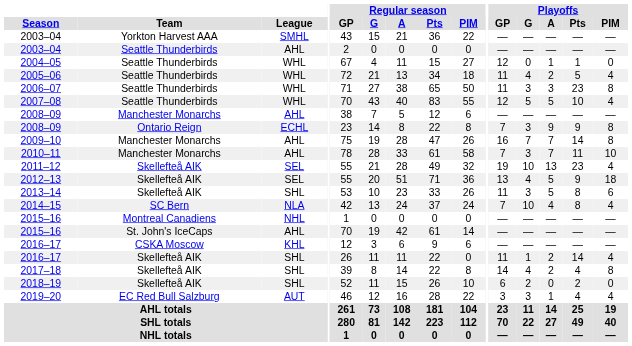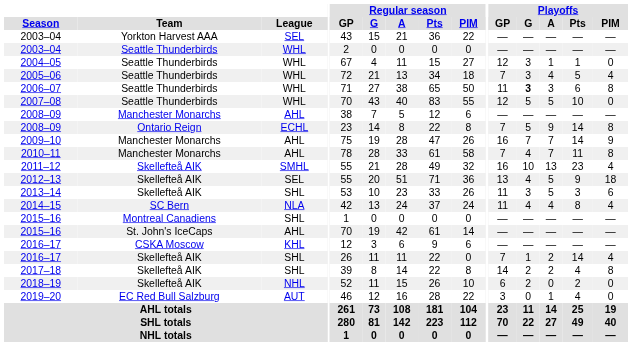(294, 36) SMHL -> (294, 36) SEL
(294, 49) AHL -> (294, 49) WHL
(528, 62) 0 -> (528, 62) 3
(503, 75) 11 -> (503, 75) 7
(528, 75) 4 -> (528, 75) 3
(551, 75) 2 -> (551, 75) 4
(528, 88) normal -> (528, 88) bold
(578, 88) 23 -> (578, 88) 6
(611, 101) 4 -> (611, 101) 0
(528, 127) 3 -> (528, 127) 5
(578, 127) 9 -> (578, 127) 14
(611, 140) 8 -> (611, 140) 9
(528, 153) 3 -> (528, 153) 4
(611, 153) 10 -> (611, 153) 8
(294, 166) SEL -> (294, 166) SMHL
(503, 166) 19 -> (503, 166) 16
(578, 192) 8 -> (578, 192) 3
(503, 205) 7 -> (503, 205) 11
(528, 205) 10 -> (528, 205) 4
(294, 218) NHL -> (294, 218) SHL
(503, 257) 11 -> (503, 257) 7
(528, 270) 4 -> (528, 270) 2
(294, 283) SHL -> (294, 283) NHL
(528, 296) 3 -> (528, 296) 0
(611, 296) 4 -> (611, 296) 0
